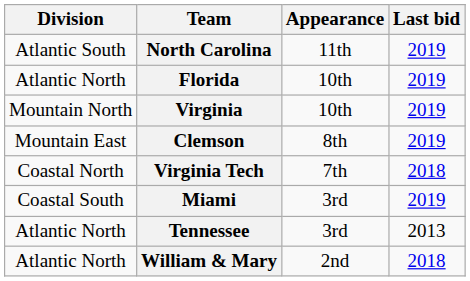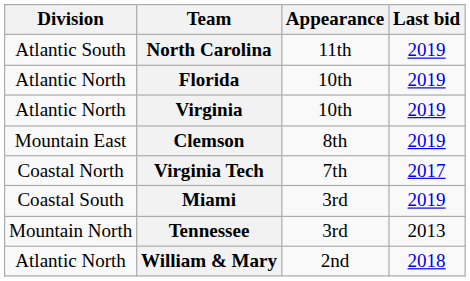(71, 110) Mountain North -> (71, 110) Atlantic North
(427, 170) 2018 -> (427, 170) 2017
(71, 230) Atlantic North -> (71, 230) Mountain North
